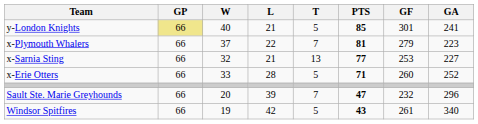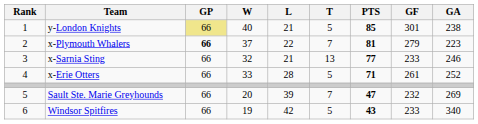+ column: (25, 12)
(451, 28) 241 -> (453, 28) 238
(180, 43) normal -> (206, 43) bold
(406, 59) 253 -> (412, 59) 233
(451, 59) 227 -> (453, 59) 246
(406, 75) 260 -> (412, 75) 261
(451, 95) 296 -> (453, 95) 269
(406, 111) 261 -> (412, 111) 233
